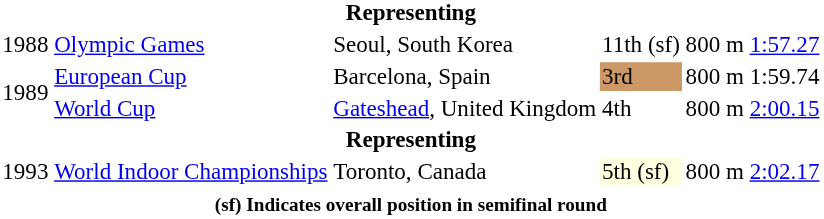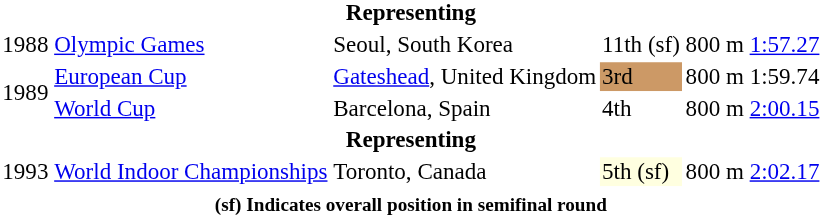(412, 76) Barcelona, Spain -> (465, 76) Gateshead, United Kingdom
(465, 108) Gateshead, United Kingdom -> (412, 108) Barcelona, Spain
